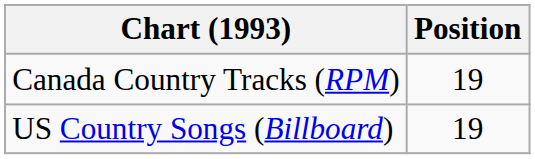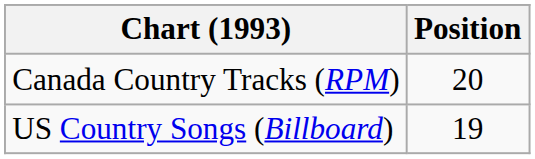(468, 78) 19 -> (468, 78) 20
